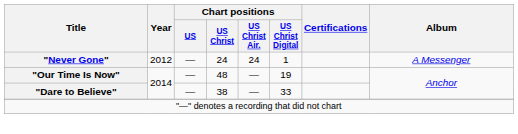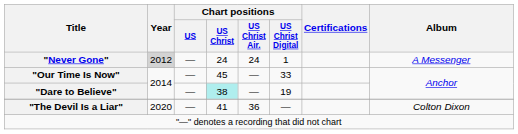(161, 59) no background -> (161, 59) lightgrey background
(222, 75) 48 -> (222, 75) 45
(286, 75) 19 -> (286, 75) 33
(222, 91) no background -> (222, 91) paleturquoise background
(286, 91) 33 -> (286, 91) 19
+ row: (76, 107)
